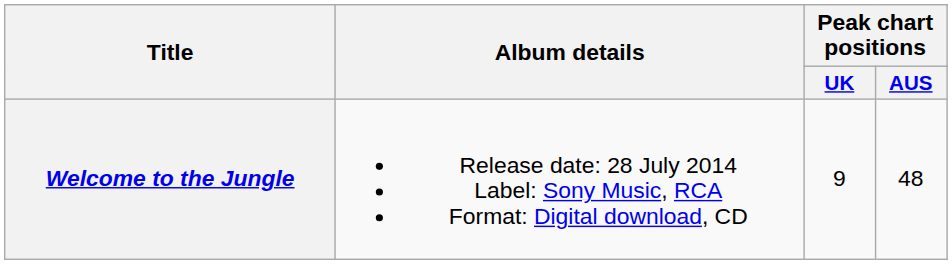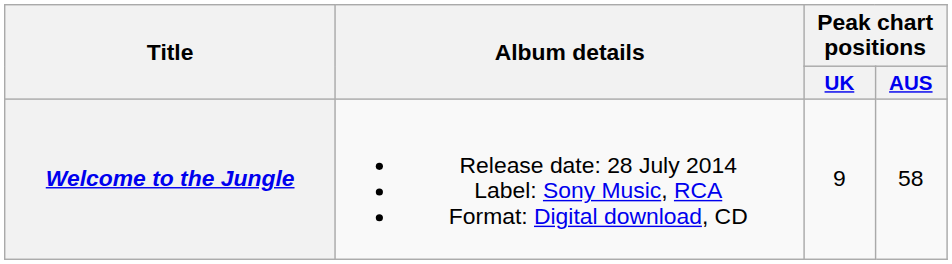(911, 178) 48 -> (911, 178) 58
